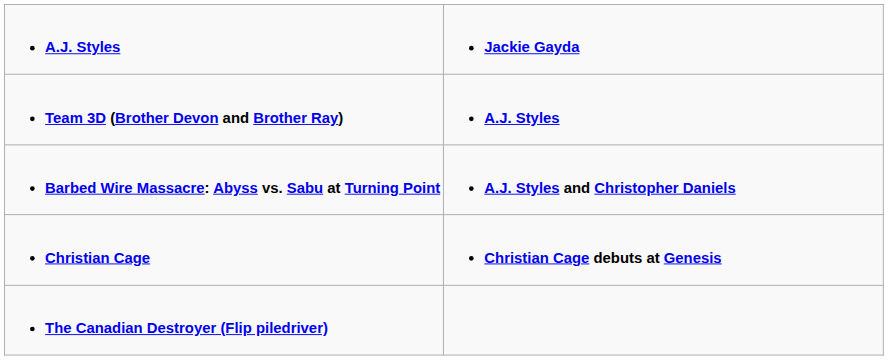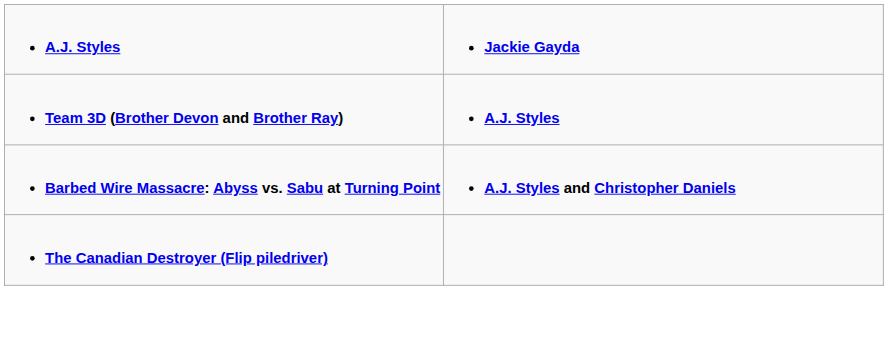- row: (224, 258)
